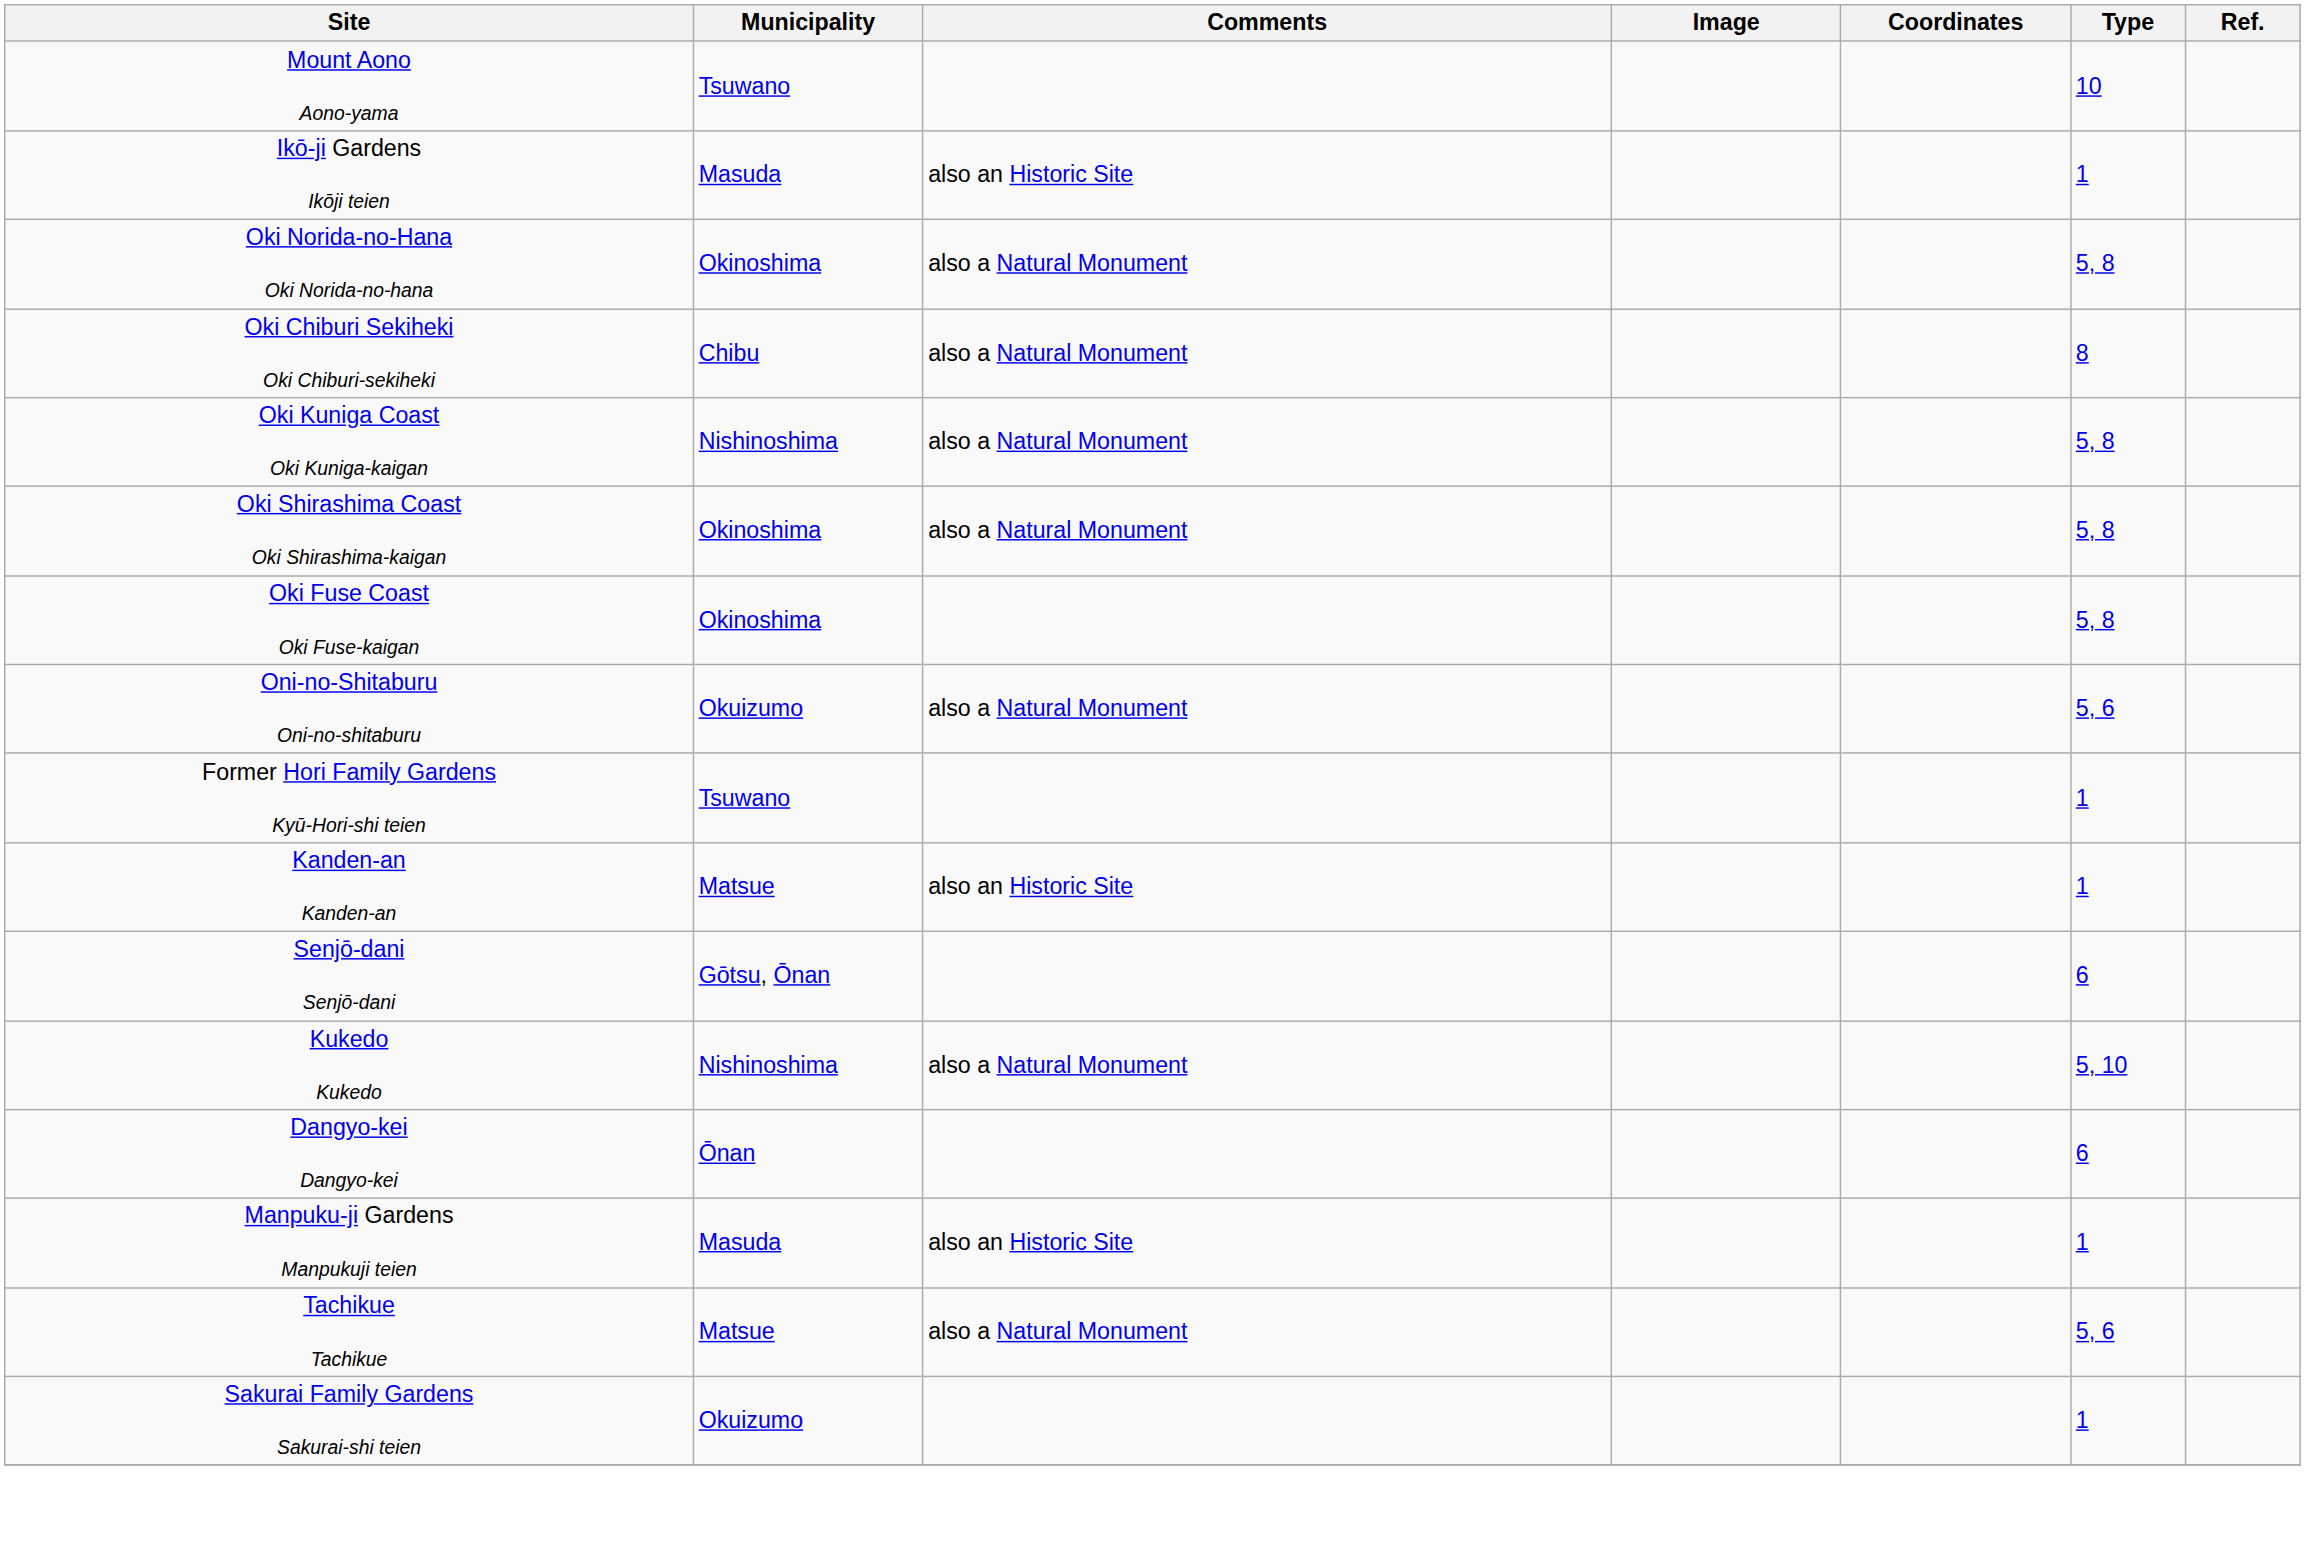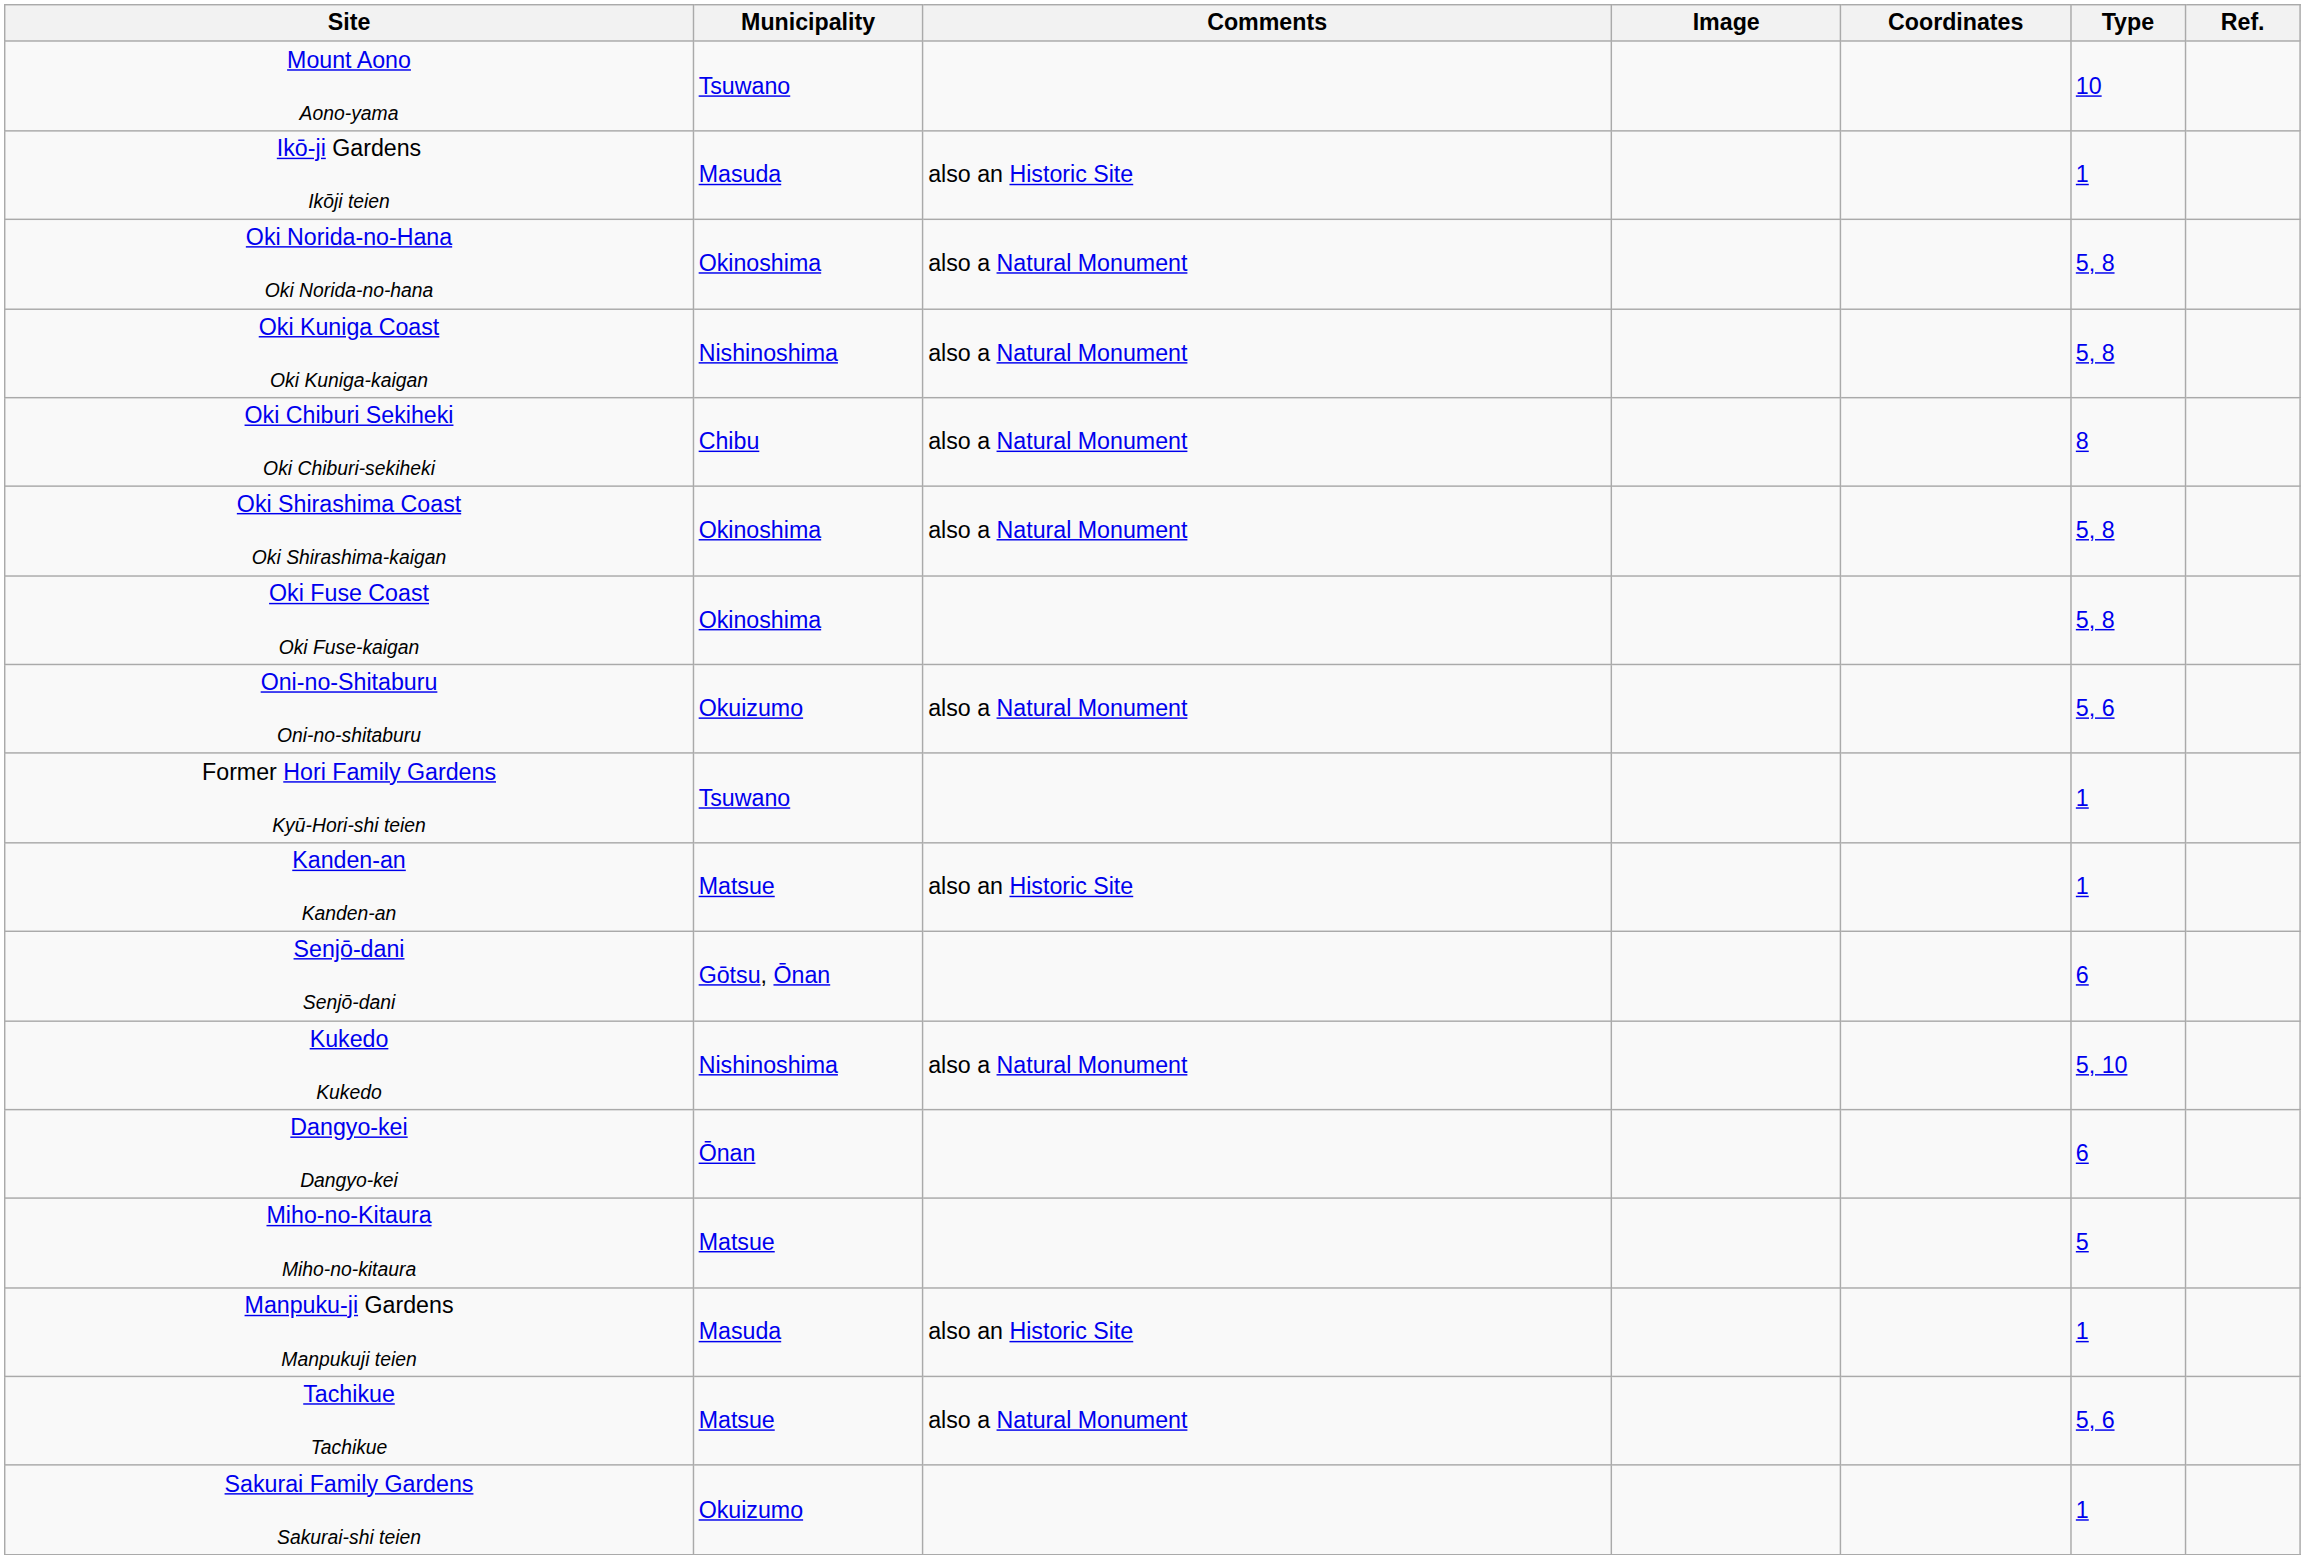rows swapped: (349, 441) <-> (349, 352)
+ row: (349, 1242)
